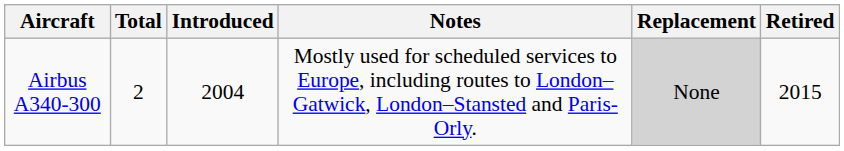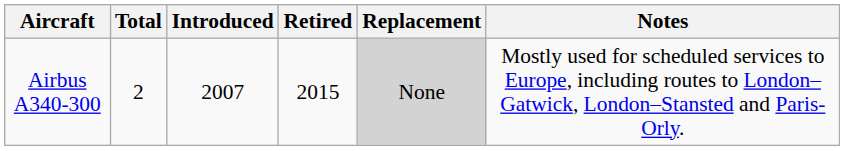columns swapped: (800, 21) <-> (455, 21)
(223, 91) 2004 -> (223, 91) 2007
